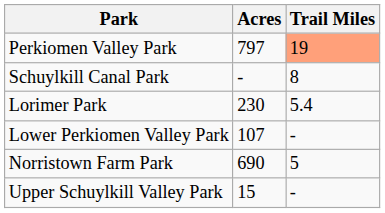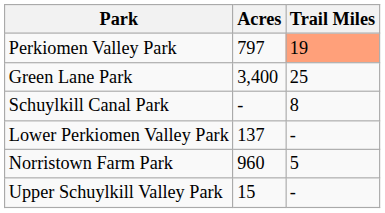+ row: (71, 76)
- row: (58, 105)
(251, 134) 107 -> (251, 134) 137
(251, 163) 690 -> (251, 163) 960
